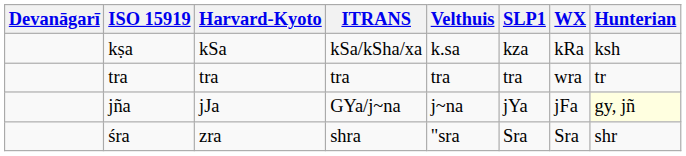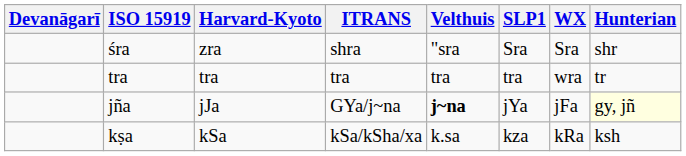rows swapped: (121, 48) <-> (119, 135)
(447, 106) normal -> (448, 106) bold
